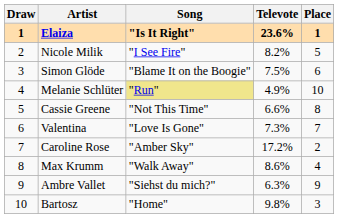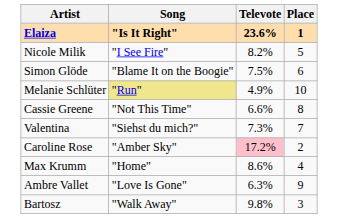- column: (21, 14)
(166, 128) "Love Is Gone" -> (155, 128) "Siehst du mich?"
(277, 147) no background -> (260, 147) pink background
(161, 166) "Walk Away" -> (131, 166) "Home"
(172, 185) "Siehst du mich?" -> (149, 185) "Love Is Gone"
(148, 204) "Home" -> (144, 204) "Walk Away"
